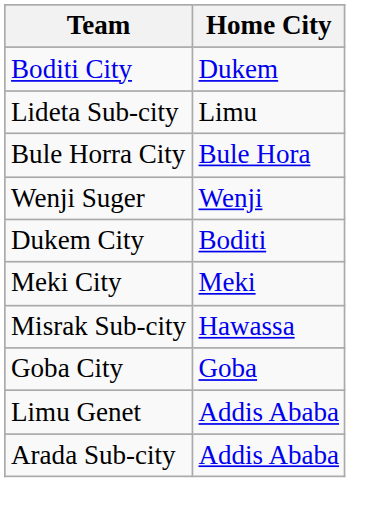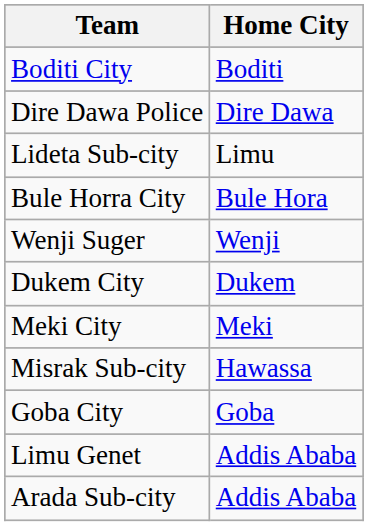(238, 68) Dukem -> (250, 68) Boditi
+ row: (107, 111)
(232, 240) Boditi -> (256, 283) Dukem
